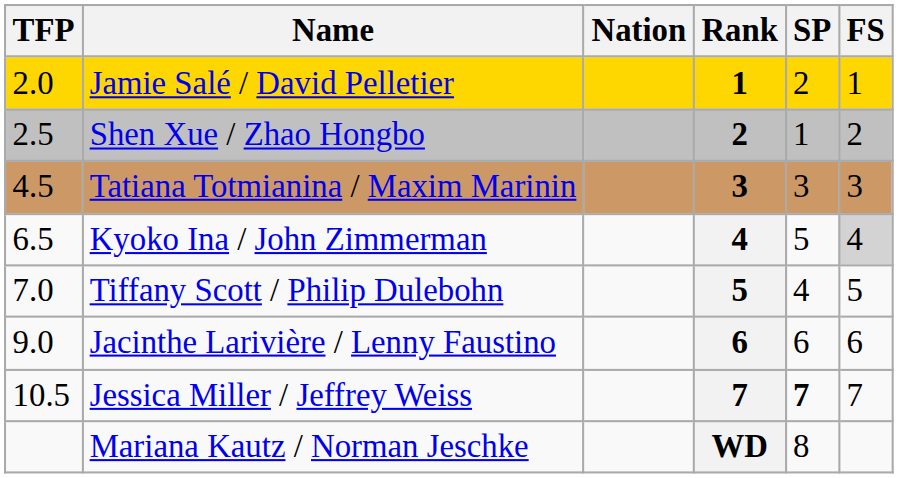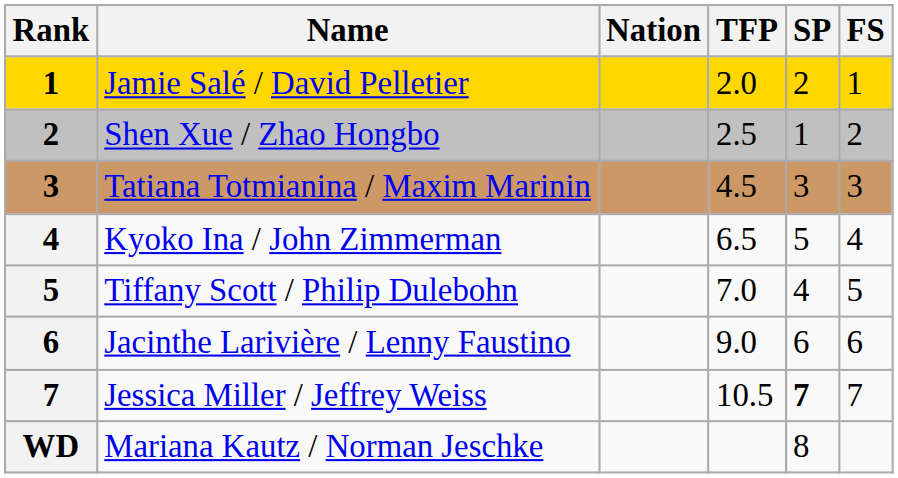columns swapped: (740, 30) <-> (44, 30)
(855, 238) lightgrey background -> (855, 238) no background
